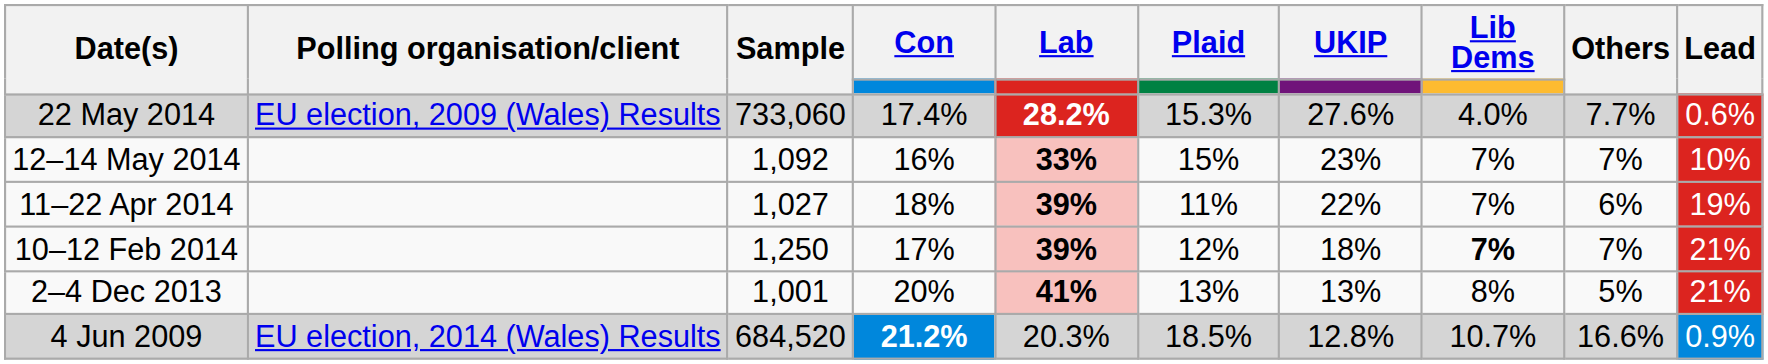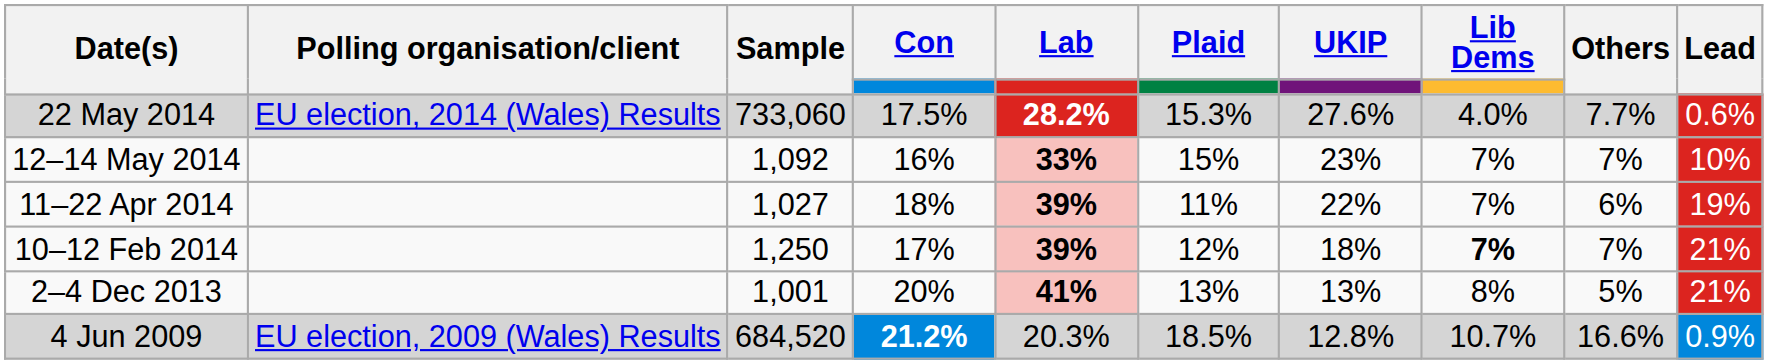(488, 116) EU election, 2009 (Wales) Results -> (488, 116) EU election, 2014 (Wales) Results
(924, 116) 17.4% -> (924, 116) 17.5%
(488, 337) EU election, 2014 (Wales) Results -> (488, 337) EU election, 2009 (Wales) Results
